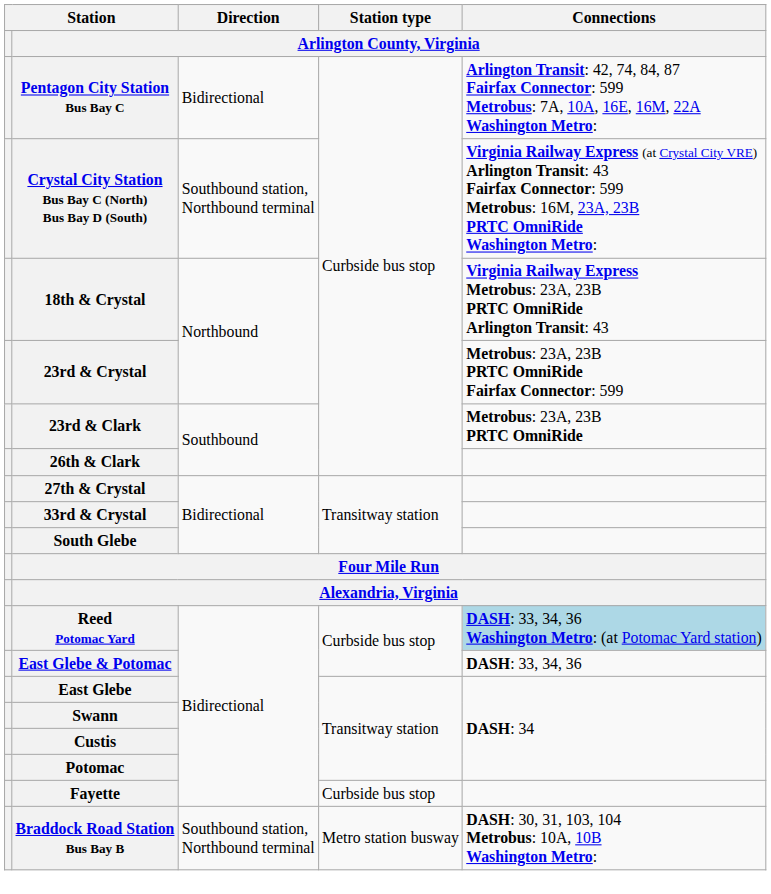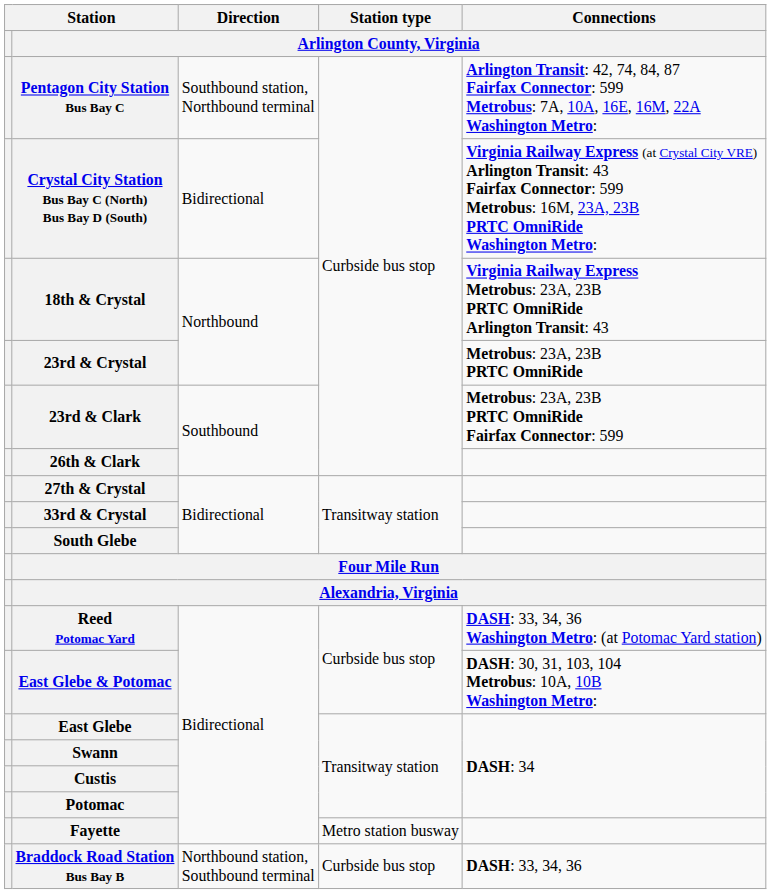(223, 97) Bidirectional -> (248, 97) Southbound station, Northbound terminal
(248, 198) Southbound station, Northbound terminal -> (223, 198) Bidirectional
(545, 372) Metrobus: 23A, 23B PRTC OmniRide Fairfax Connector: 599 -> (534, 363) Metrobus: 23A, 23B PRTC OmniRide
(534, 426) Metrobus: 23A, 23B PRTC OmniRide -> (545, 417) Metrobus: 23A, 23B PRTC OmniRide Fairfax Connector: 599
(614, 628) lightblue background -> (614, 628) no background
(524, 663) DASH: 33, 34, 36 -> (544, 682) DASH: 30, 31, 103, 104 Metrobus: 10A, 10B Washington Metro:
(379, 793) Curbside bus stop -> (390, 831) Metro station busway
(248, 838) Southbound station, Northbound terminal -> (248, 866) Northbound station, Southbound terminal
(390, 838) Metro station busway -> (379, 866) Curbside bus stop
(544, 838) DASH: 30, 31, 103, 104 Metrobus: 10A, 10B Washington Metro: -> (524, 866) DASH: 33, 34, 36
